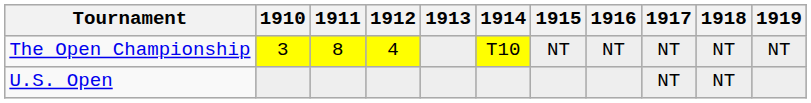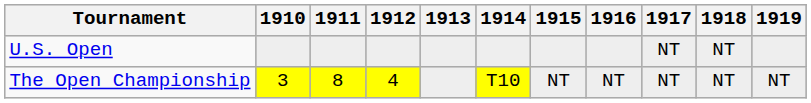rows swapped: (61, 82) <-> (130, 51)
